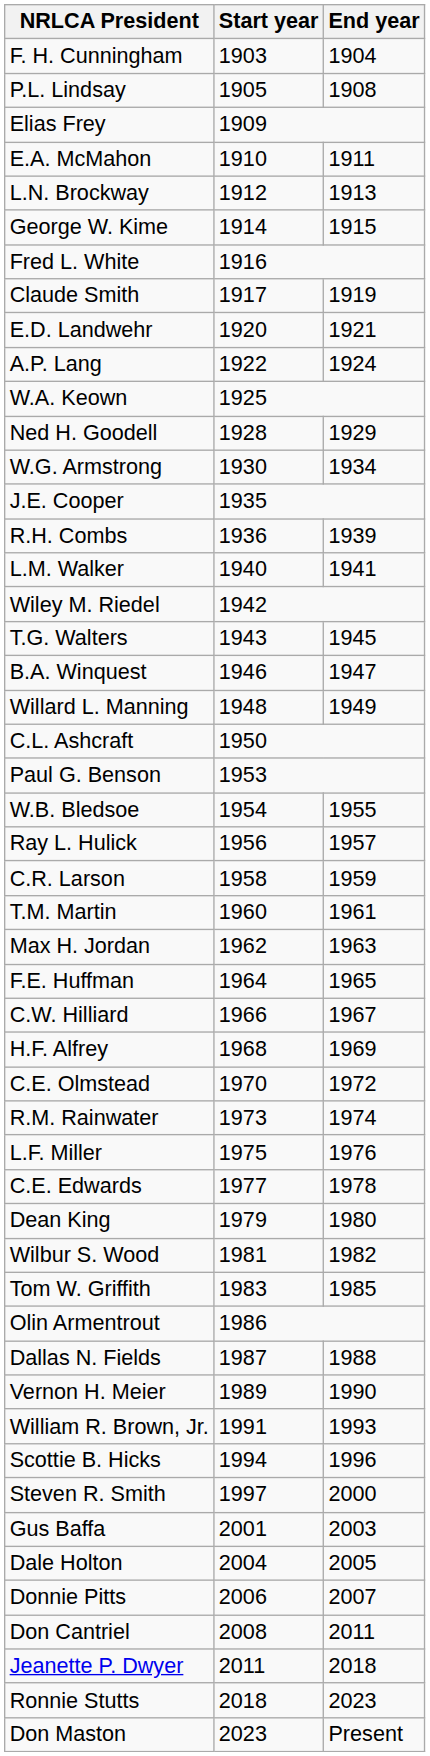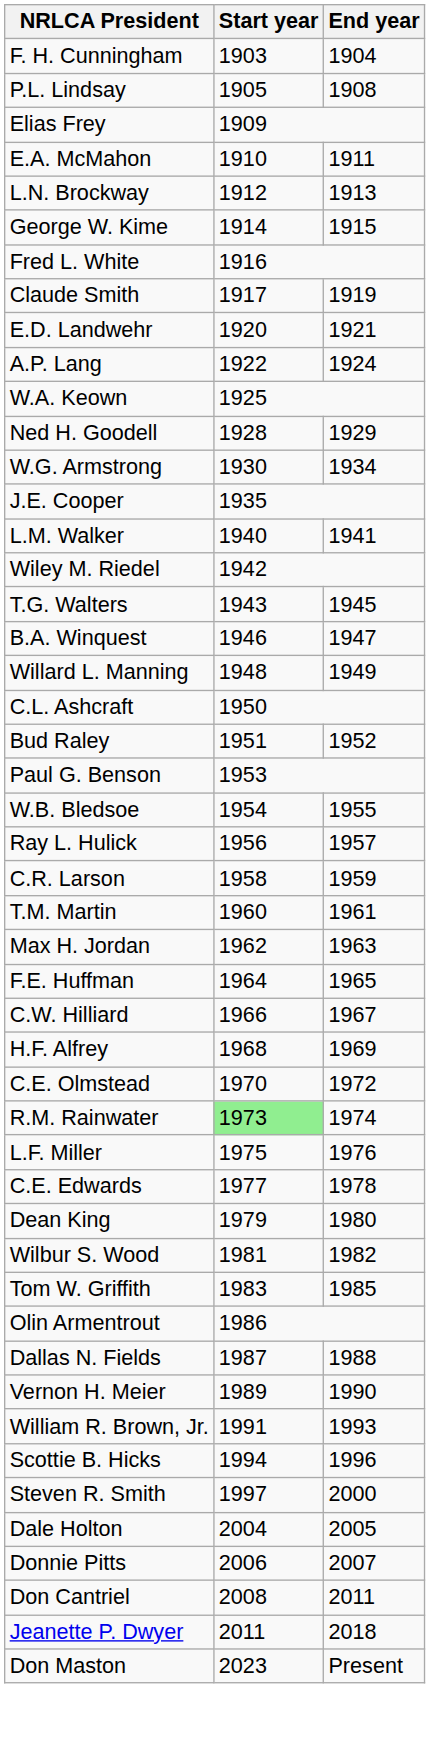- row: (68, 535)
+ row: (59, 741)
(243, 1117) no background -> (243, 1117) lightgreen background
- row: (57, 1528)
- row: (74, 1700)
